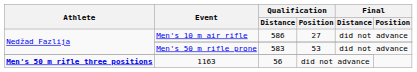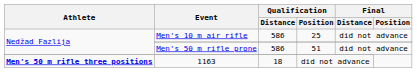(316, 35) 27 -> (316, 35) 25
(278, 48) 583 -> (278, 48) 586
(316, 48) 53 -> (316, 48) 51
(278, 61) 56 -> (278, 61) 18
